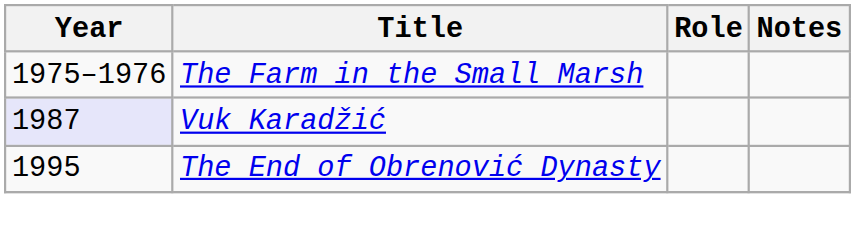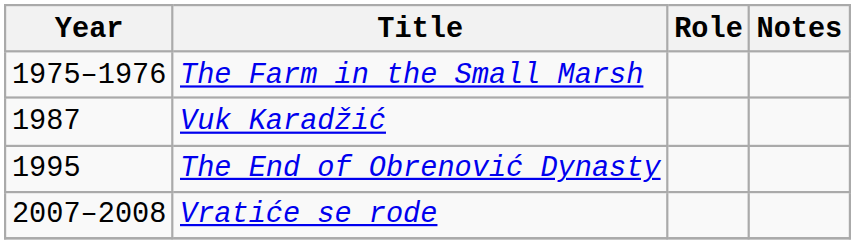(46, 122) lavender background -> (46, 122) no background
+ row: (309, 215)
